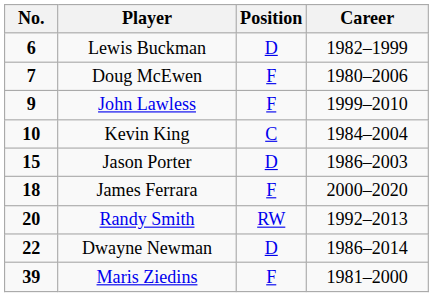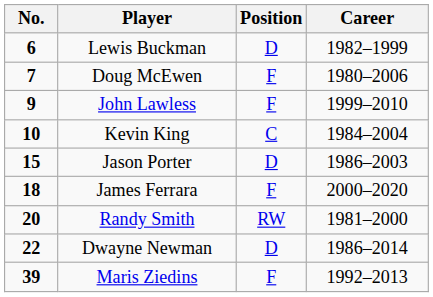(367, 219) 1992–2013 -> (367, 219) 1981–2000
(367, 276) 1981–2000 -> (367, 276) 1992–2013
